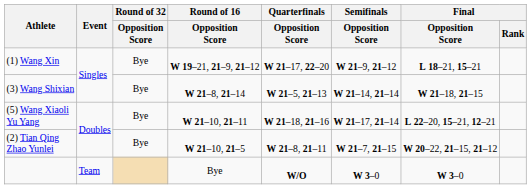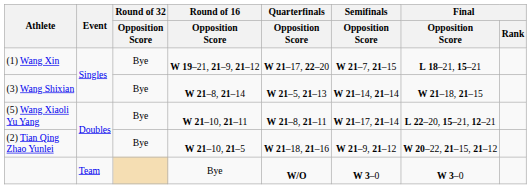(366, 67) W 21–9, 21–12 -> (366, 67) W 21–7, 21–15
(297, 122) W 21–18, 21–16 -> (297, 122) W 21–8, 21–11
(297, 149) W 21–8, 21–11 -> (297, 149) W 21–18, 21–16
(366, 149) W 21–7, 21–15 -> (366, 149) W 21–9, 21–12
